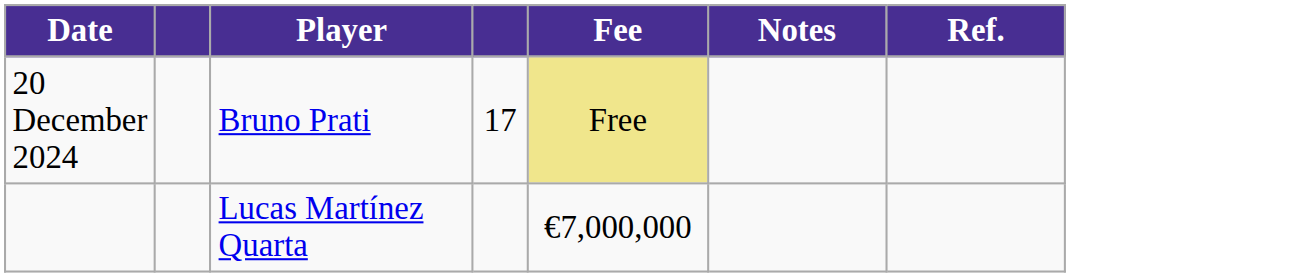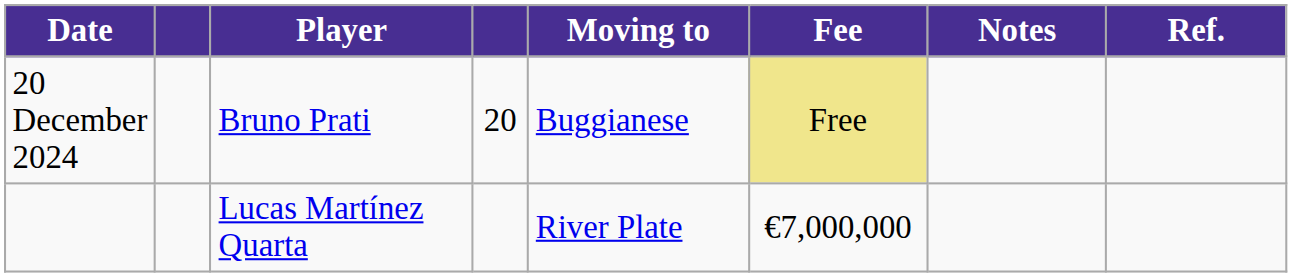+ column: (638, 30)
(500, 119) 17 -> (500, 119) 20
